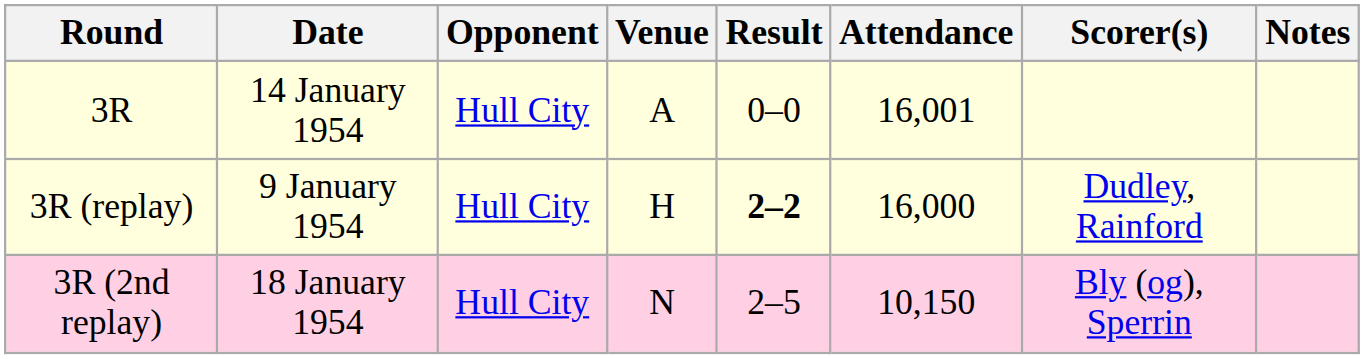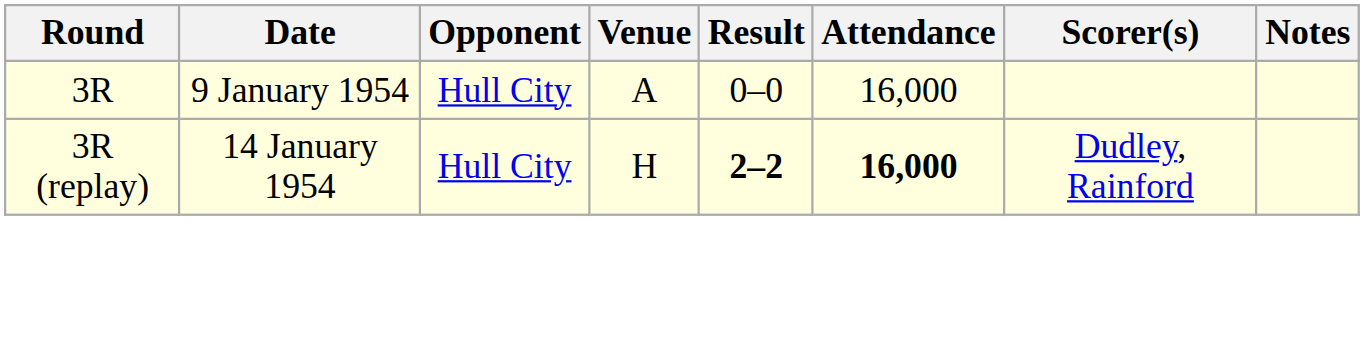(328, 109) 14 January 1954 -> (300, 89) 9 January 1954
(926, 109) 16,001 -> (909, 89) 16,000
(328, 206) 9 January 1954 -> (300, 166) 14 January 1954
(926, 206) normal -> (909, 166) bold
- row: (112, 302)
